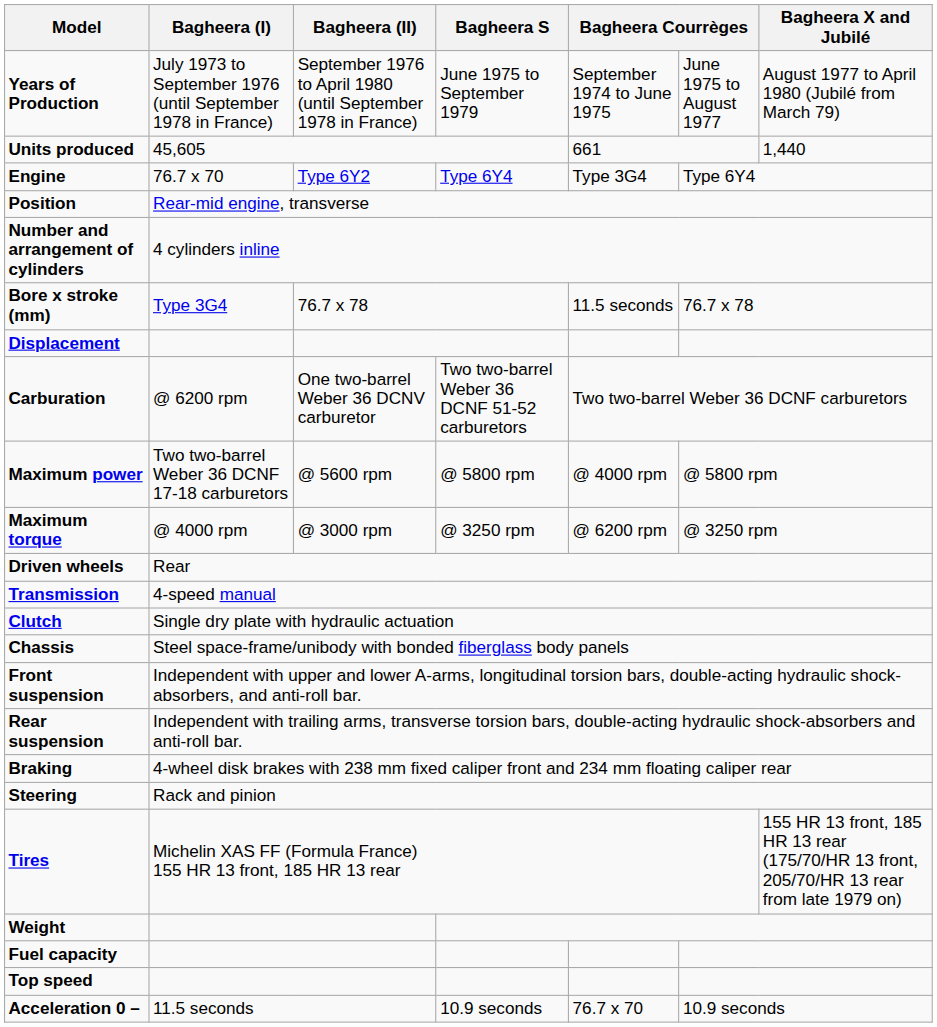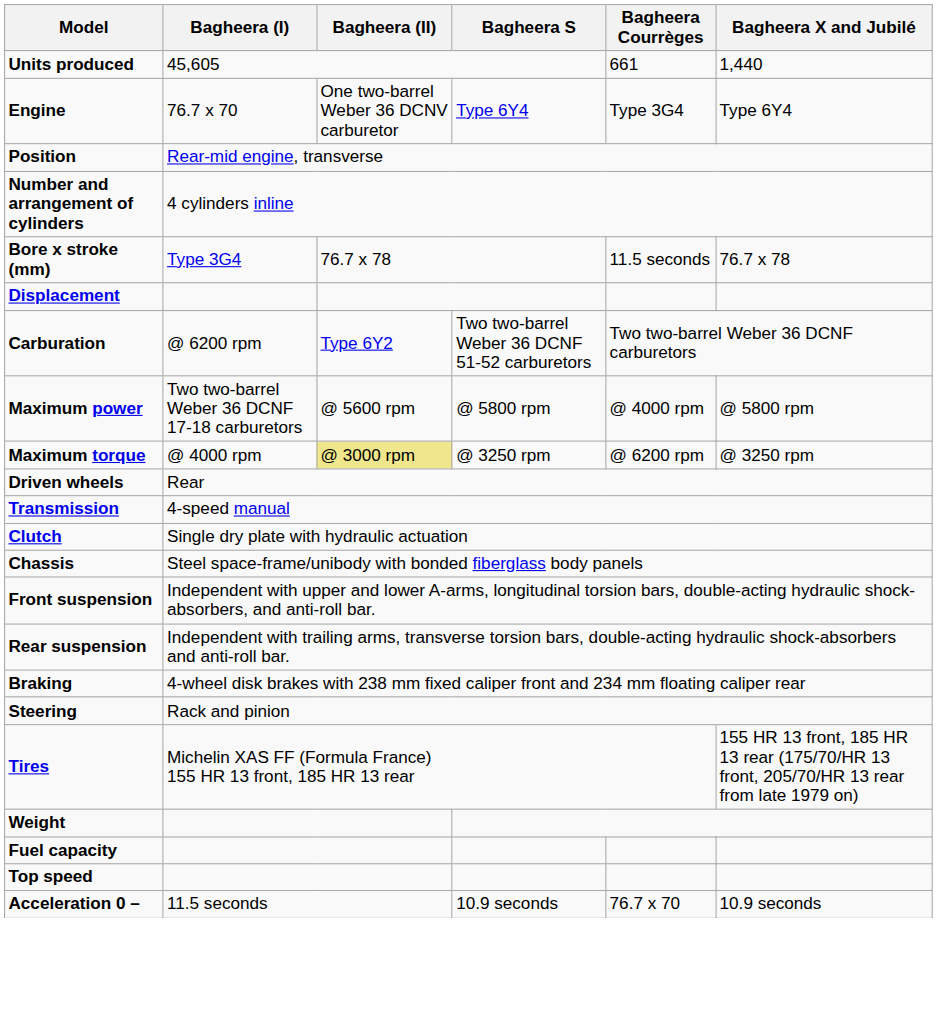- row: (54, 93)
(334, 176) Type 6Y2 -> (384, 110) One two-barrel Weber 36 DCNV carburetor
(361, 398) One two-barrel Weber 36 DCNV carburetor -> (357, 342) Type 6Y2
(345, 530) no background -> (368, 455) khaki background
